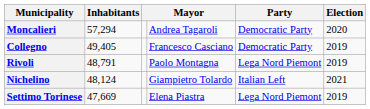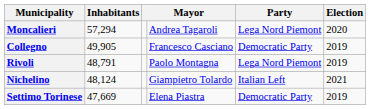(275, 29) Democratic Party -> (280, 29) Lega Nord Piemont
(102, 46) 49,405 -> (102, 46) 49,905
(280, 96) Lega Nord Piemont -> (275, 96) Democratic Party
